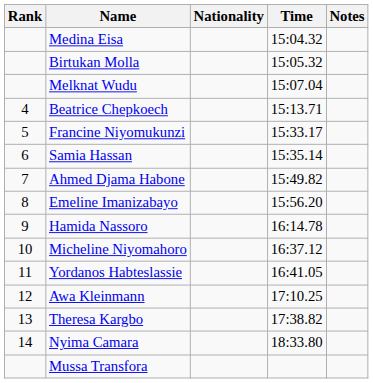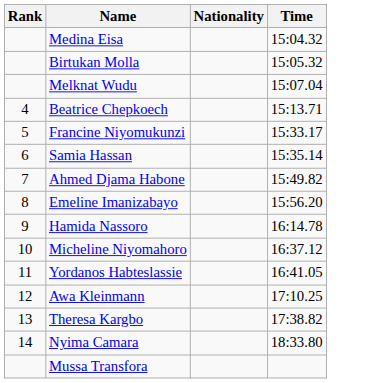- column: (347, 16)
